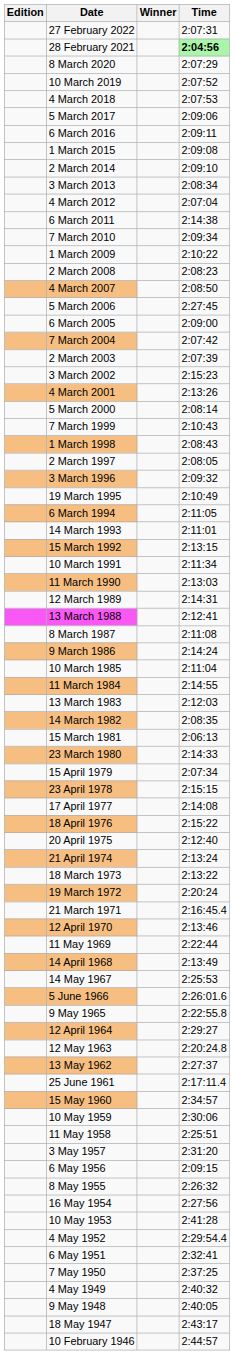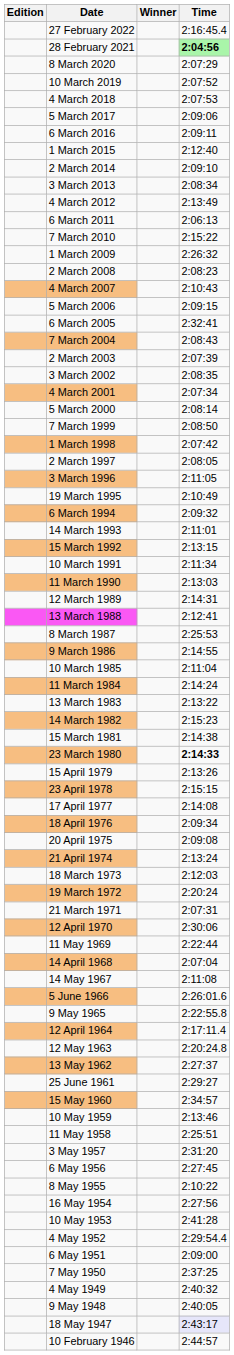(200, 30) 2:07:31 -> (204, 30) 2:16:45.4
(200, 151) 2:09:08 -> (200, 151) 2:12:40
(200, 202) 2:07:04 -> (200, 202) 2:13:49
(200, 220) 2:14:38 -> (200, 220) 2:06:13
(200, 237) 2:09:34 -> (200, 237) 2:15:22
(200, 254) 2:10:22 -> (200, 254) 2:26:32
(200, 289) 2:08:50 -> (200, 289) 2:10:43
(200, 306) 2:27:45 -> (200, 306) 2:09:15
(200, 323) 2:09:00 -> (200, 323) 2:32:41
(200, 340) 2:07:42 -> (200, 340) 2:08:43
(200, 375) 2:15:23 -> (200, 375) 2:08:35
(200, 392) 2:13:26 -> (200, 392) 2:07:34
(200, 427) 2:10:43 -> (200, 427) 2:08:50
(200, 444) 2:08:43 -> (200, 444) 2:07:42
(200, 479) 2:09:32 -> (199, 479) 2:11:05
(199, 513) 2:11:05 -> (200, 513) 2:09:32
(199, 634) 2:11:08 -> (200, 634) 2:25:53
(200, 651) 2:14:24 -> (200, 651) 2:14:55
(200, 686) 2:14:55 -> (200, 686) 2:14:24
(200, 703) 2:12:03 -> (200, 703) 2:13:22
(200, 720) 2:08:35 -> (200, 720) 2:15:23
(200, 737) 2:06:13 -> (200, 737) 2:14:38
(200, 755) normal -> (200, 755) bold
(200, 772) 2:07:34 -> (200, 772) 2:13:26
(200, 824) 2:15:22 -> (200, 824) 2:09:34
(200, 841) 2:12:40 -> (200, 841) 2:09:08
(200, 875) 2:13:22 -> (200, 875) 2:12:03
(204, 910) 2:16:45.4 -> (200, 910) 2:07:31
(200, 927) 2:13:46 -> (200, 927) 2:30:06
(200, 962) 2:13:49 -> (200, 962) 2:07:04
(200, 979) 2:25:53 -> (199, 979) 2:11:08
(200, 1031) 2:29:27 -> (204, 1031) 2:17:11.4
(204, 1082) 2:17:11.4 -> (200, 1082) 2:29:27
(200, 1117) 2:30:06 -> (200, 1117) 2:13:46
(200, 1169) 2:09:15 -> (200, 1169) 2:27:45
(200, 1186) 2:26:32 -> (200, 1186) 2:10:22
(200, 1255) 2:32:41 -> (200, 1255) 2:09:00
(200, 1324) no background -> (200, 1324) lavender background
